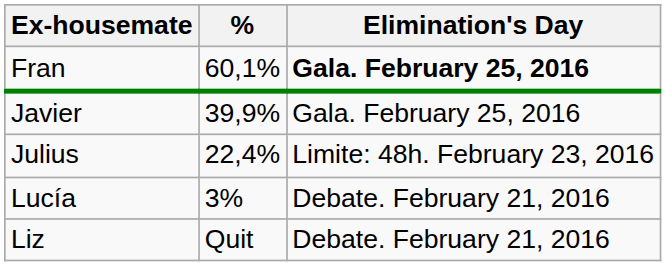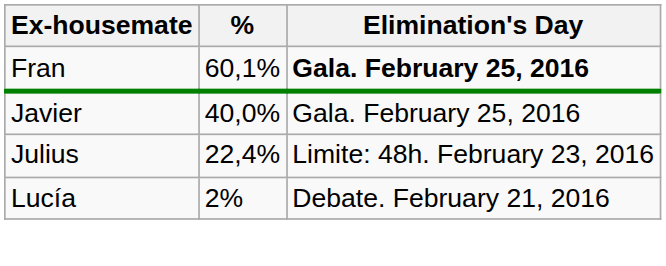(242, 113) 39,9% -> (242, 113) 40,0%
(224, 197) 3% -> (224, 197) 2%
- row: (28, 239)
